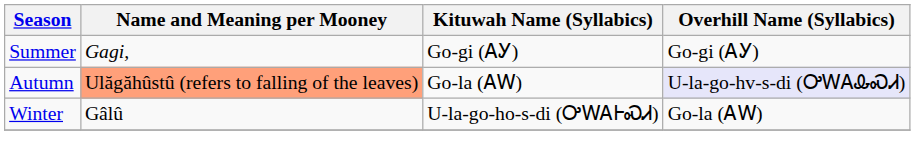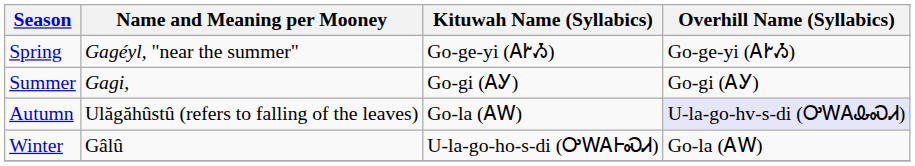+ row: (35, 51)
(252, 82) lightsalmon background -> (252, 113) no background
